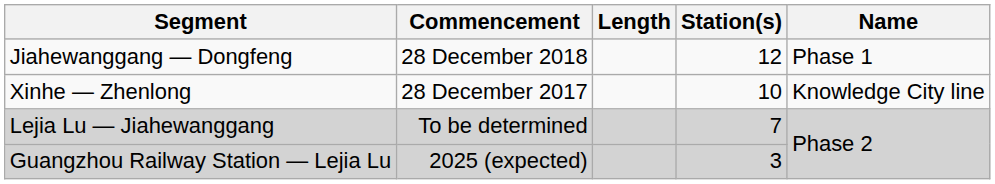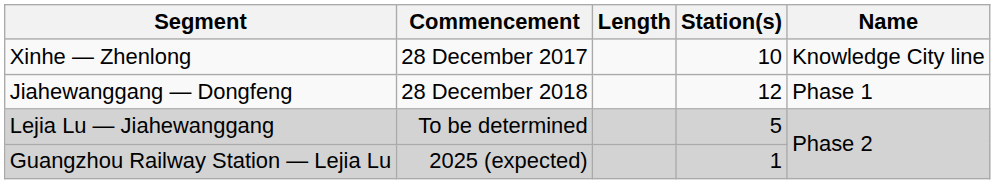rows swapped: (101, 91) <-> (151, 56)
(776, 126) 7 -> (776, 126) 5
(776, 160) 3 -> (776, 160) 1
